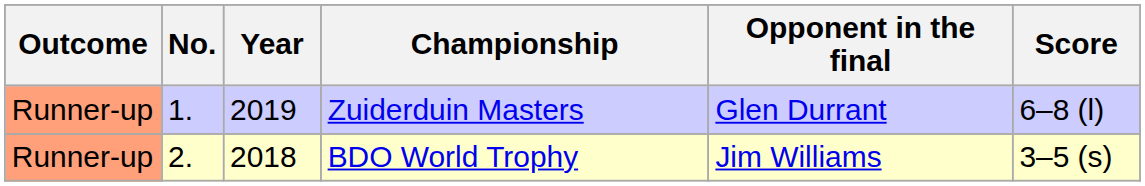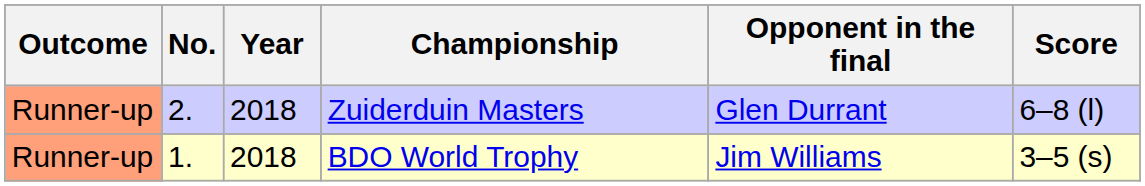(181, 109) 1. -> (181, 109) 2.
(263, 109) 2019 -> (263, 109) 2018
(181, 156) 2. -> (181, 156) 1.
